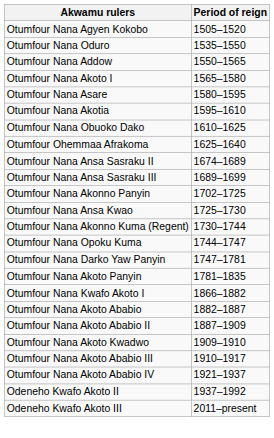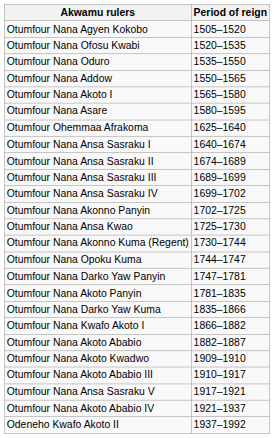+ row: (73, 45)
- row: (58, 111)
- row: (76, 128)
+ row: (79, 144)
+ row: (82, 194)
+ row: (84, 309)
- row: (78, 326)
+ row: (81, 392)
- row: (64, 408)
